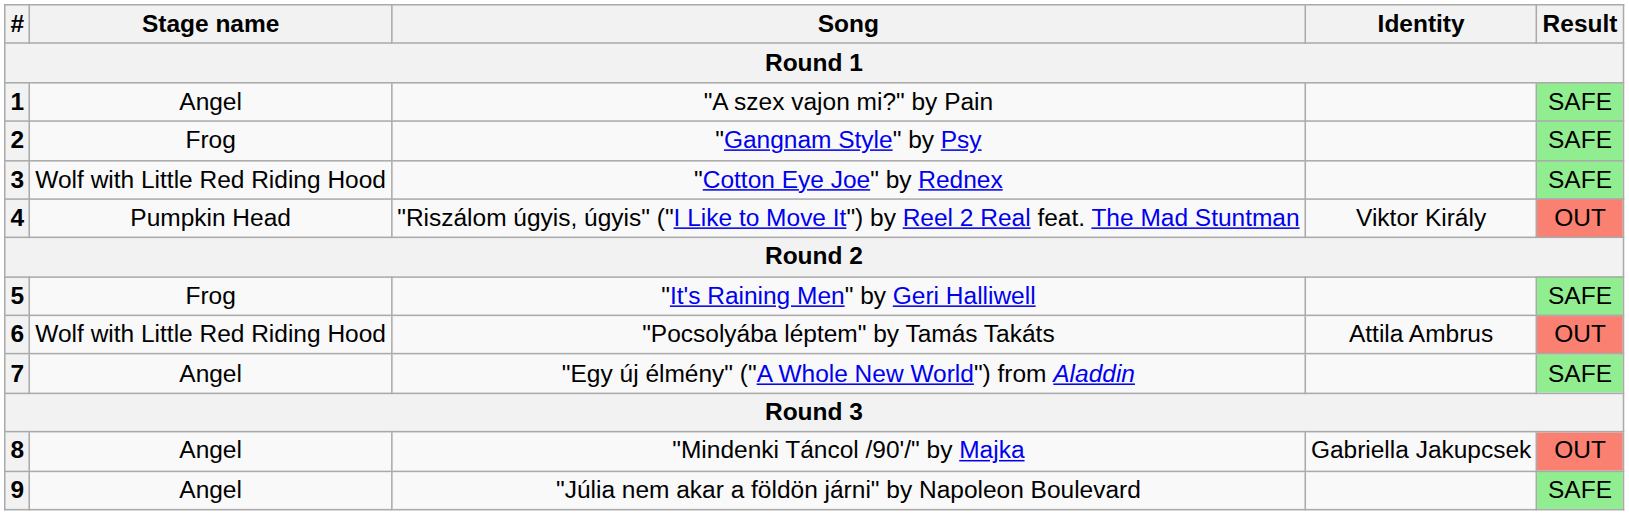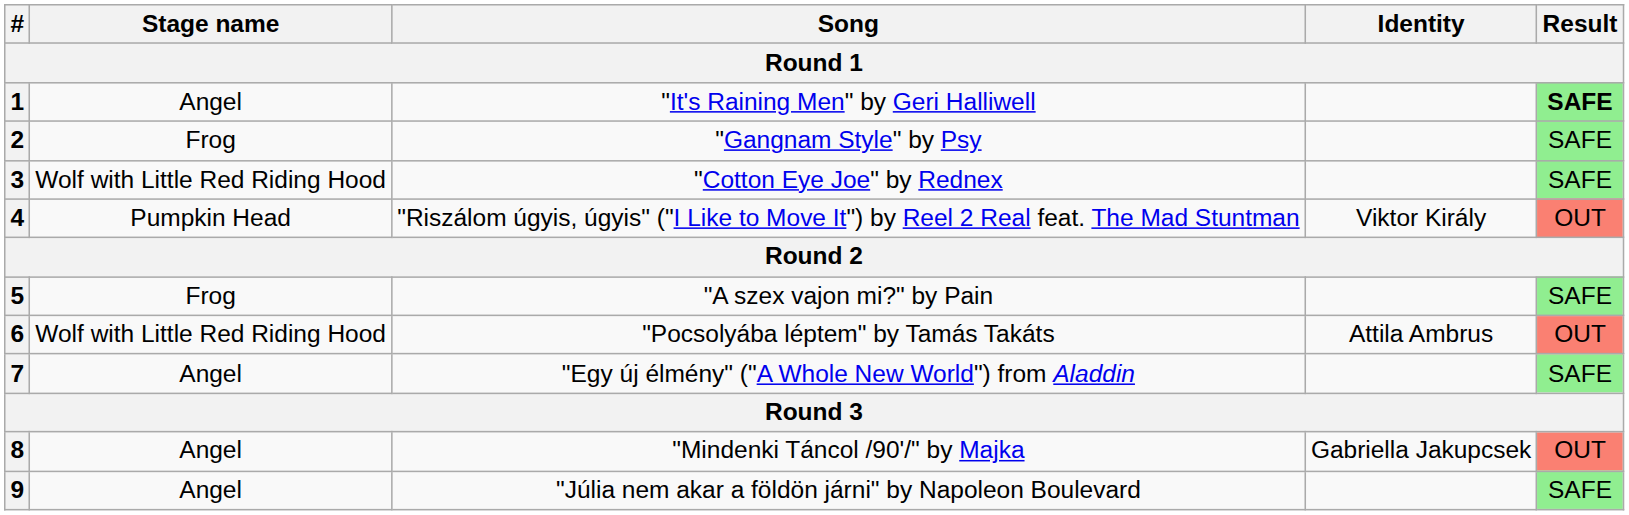(848, 101) "A szex vajon mi?" by Pain -> (848, 101) "It's Raining Men" by Geri Halliwell
(1580, 101) normal -> (1580, 101) bold
(848, 295) "It's Raining Men" by Geri Halliwell -> (848, 295) "A szex vajon mi?" by Pain
